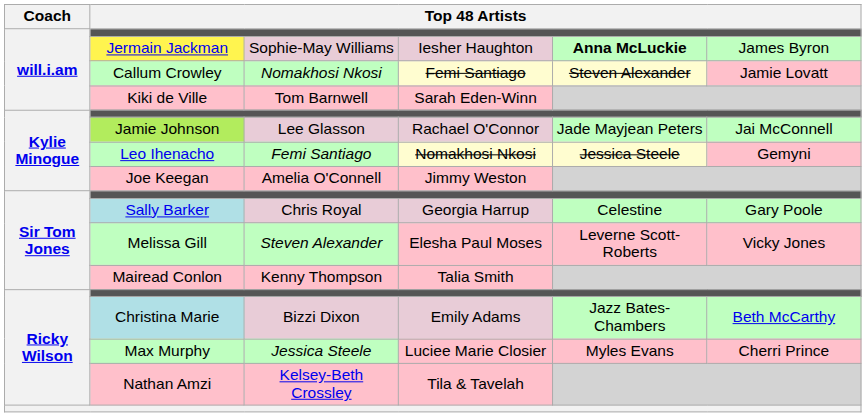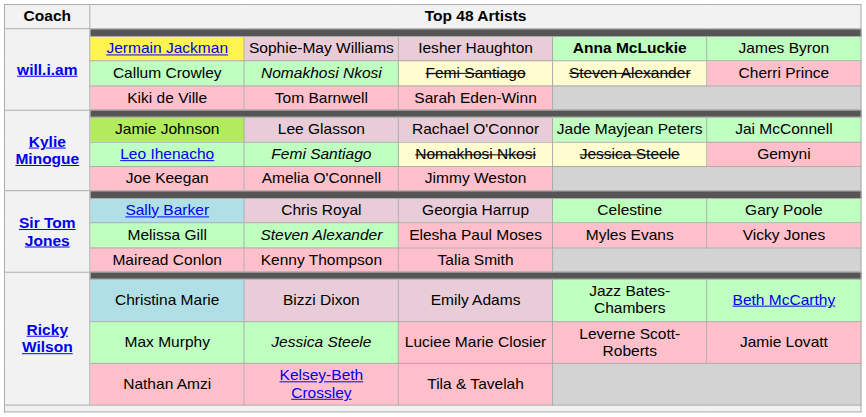(784, 73) Jamie Lovatt -> (784, 73) Cherri Prince
(630, 243) Leverne Scott-Roberts -> (630, 235) Myles Evans
(630, 351) Myles Evans -> (630, 342) Leverne Scott-Roberts
(784, 351) Cherri Prince -> (784, 342) Jamie Lovatt
